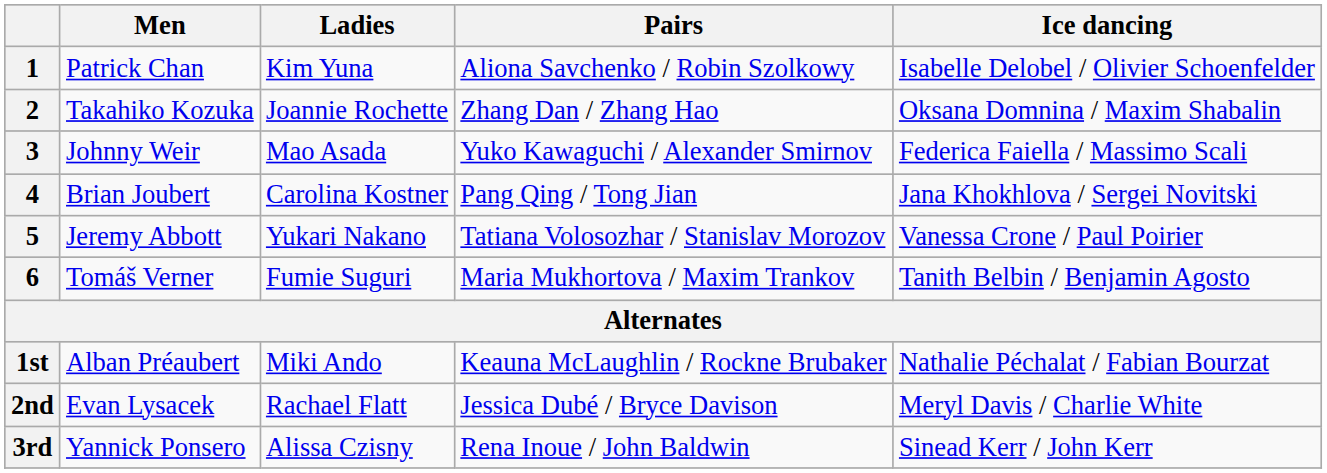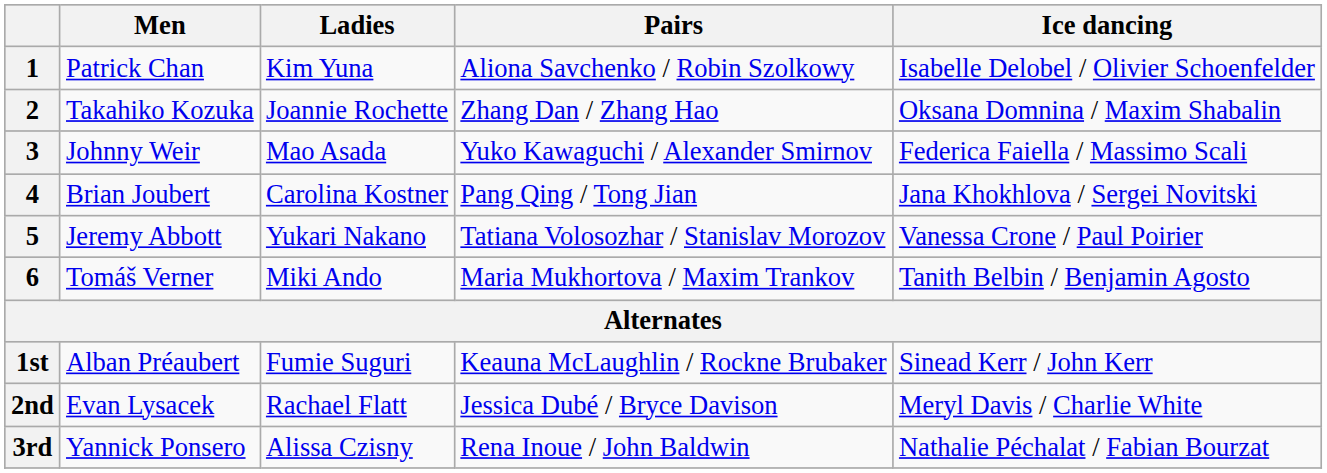(339, 278) Fumie Suguri -> (324, 278) Miki Ando
(324, 362) Miki Ando -> (339, 362) Fumie Suguri
(1084, 362) Nathalie Péchalat / Fabian Bourzat -> (1026, 362) Sinead Kerr / John Kerr
(1026, 446) Sinead Kerr / John Kerr -> (1084, 446) Nathalie Péchalat / Fabian Bourzat
